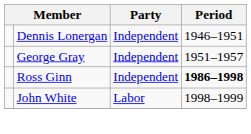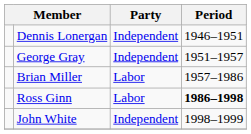+ row: (49, 77)
(146, 77) Independent -> (129, 98) Labor
(129, 98) Labor -> (146, 118) Independent
